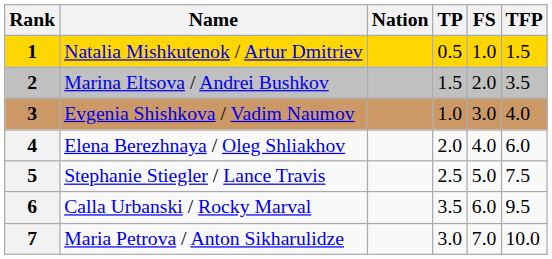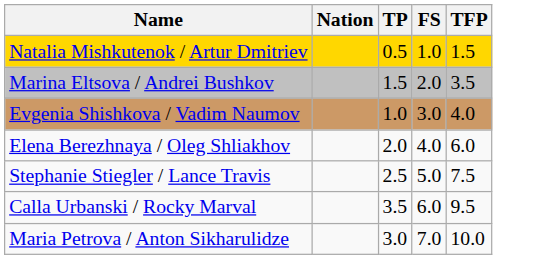- column: (32, 20)
